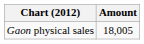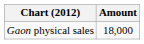(118, 30) 18,005 -> (118, 30) 18,000
